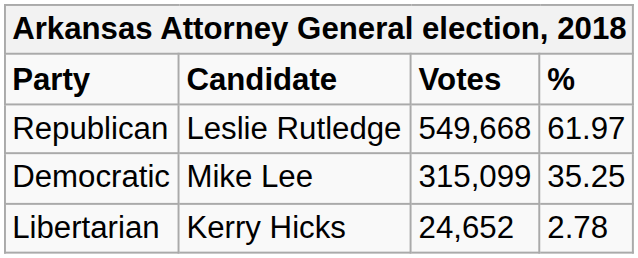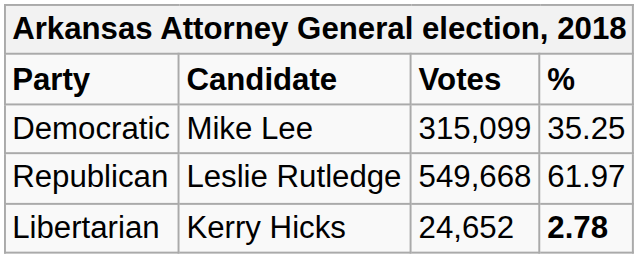rows swapped: (90, 128) <-> (91, 177)
(578, 227) normal -> (578, 227) bold
